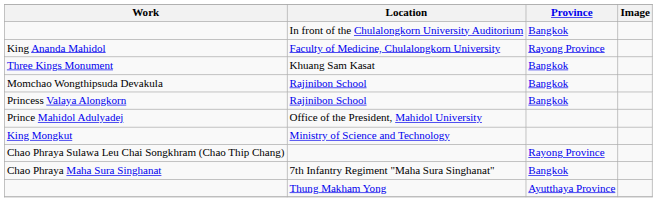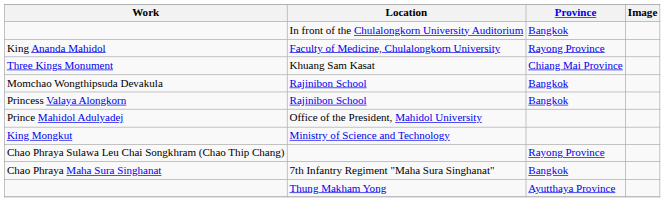(548, 65) Bangkok -> (576, 65) Chiang Mai Province
